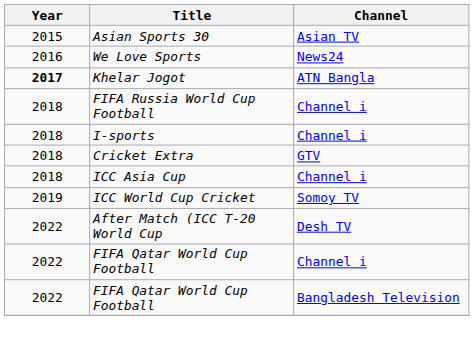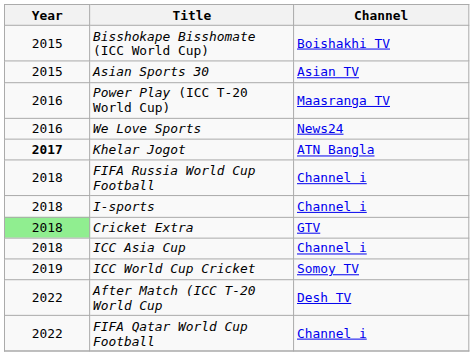+ row: (174, 43)
+ row: (170, 100)
(47, 156) no background -> (47, 227) lightgreen background
- row: (170, 298)
